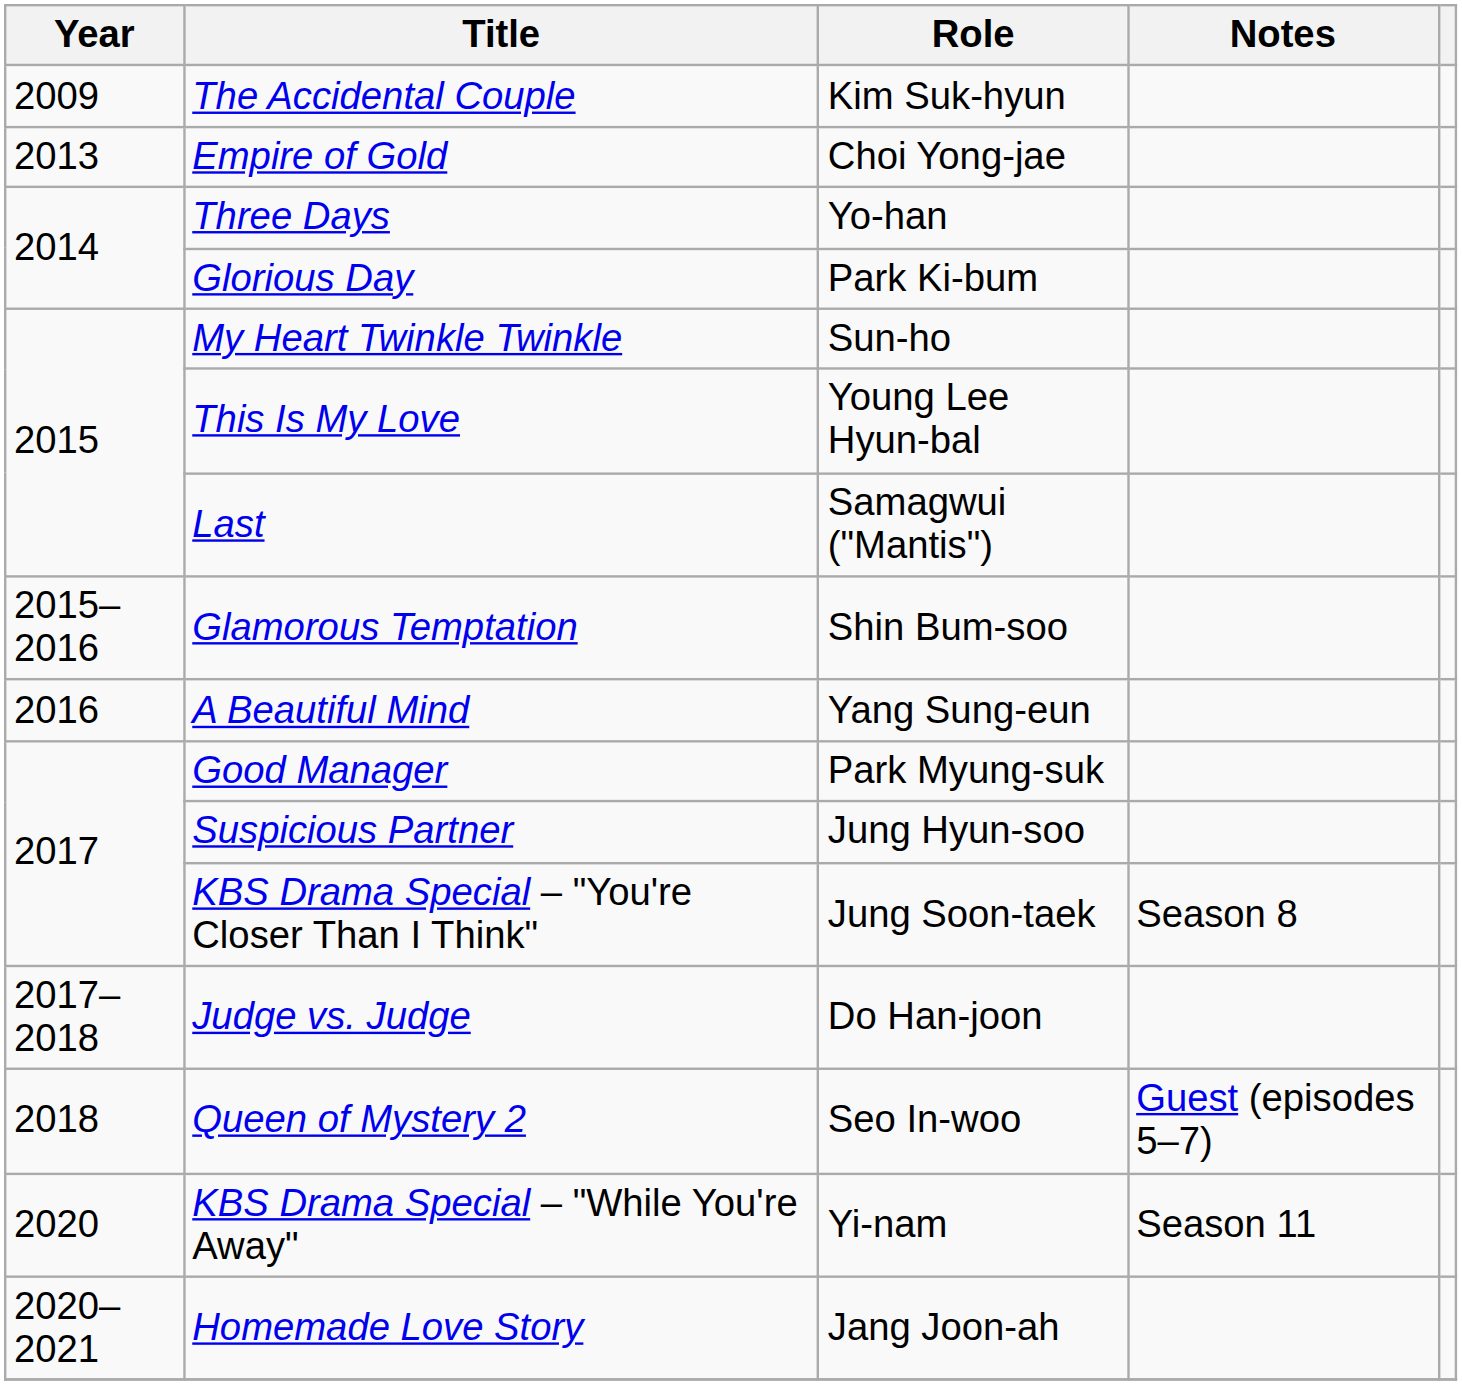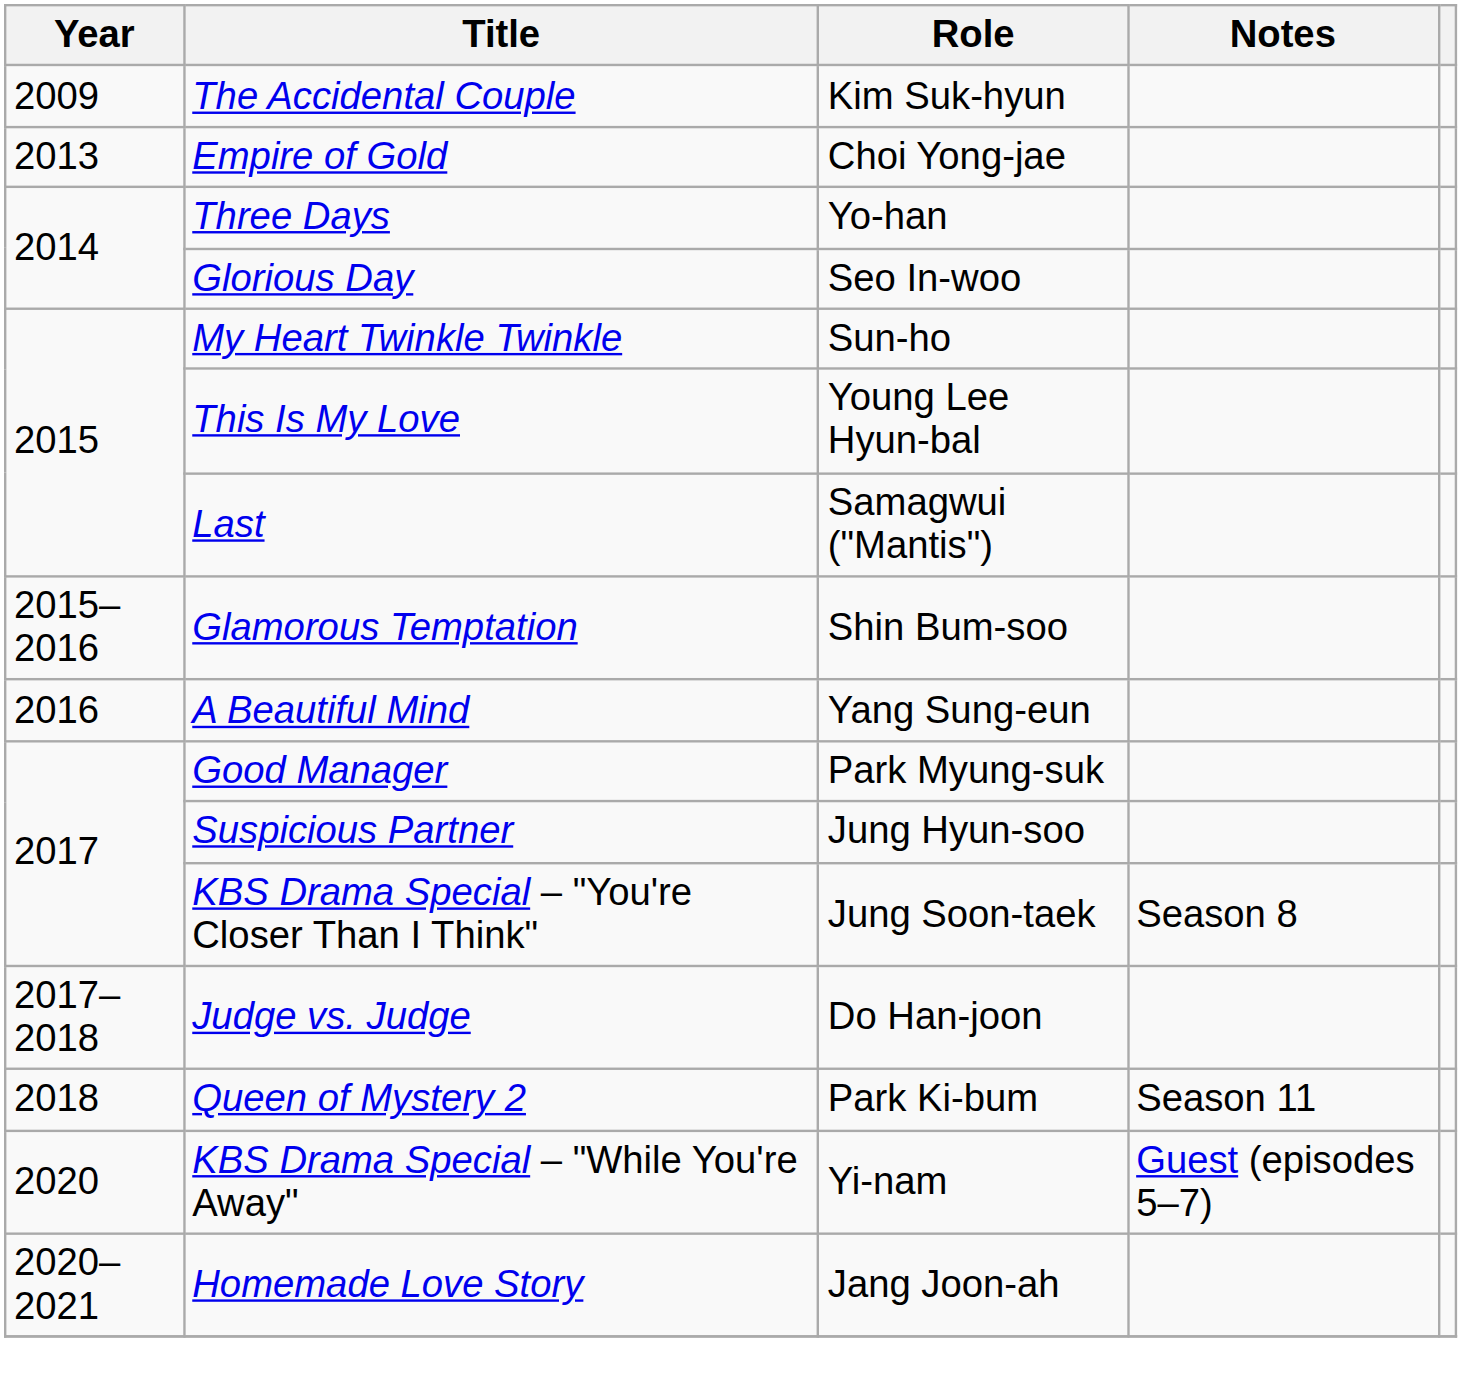(933, 277) Park Ki-bum -> (924, 277) Seo In-woo
(924, 1120) Seo In-woo -> (933, 1098) Park Ki-bum
(1275, 1120) Guest (episodes 5–7) -> (1226, 1098) Season 11
(1226, 1224) Season 11 -> (1275, 1181) Guest (episodes 5–7)
